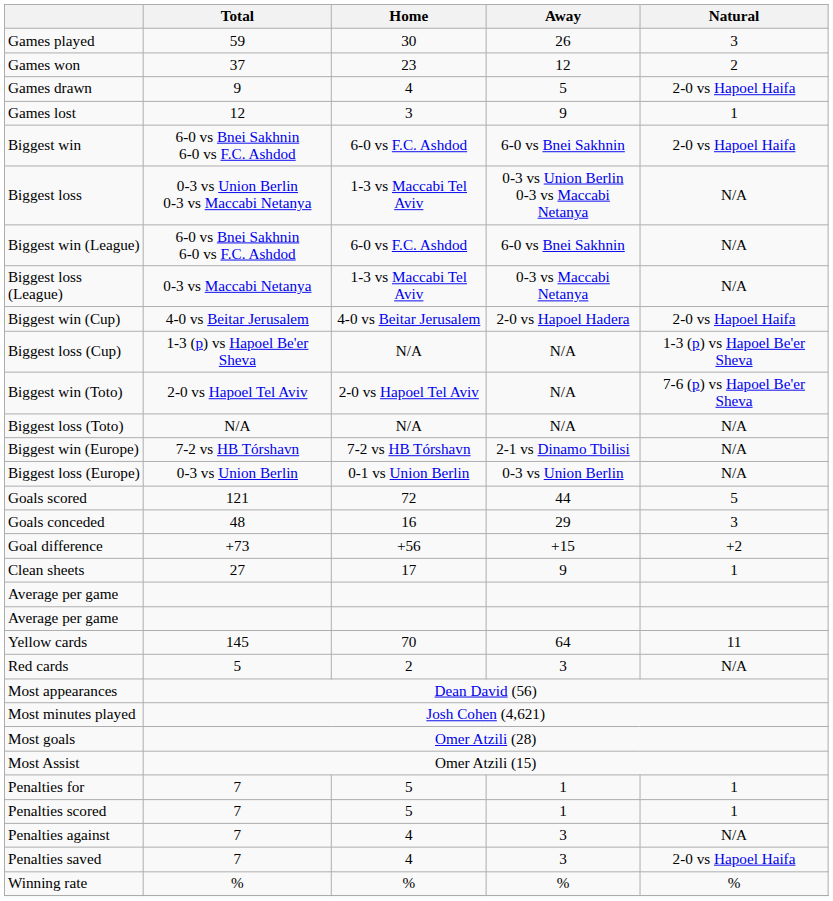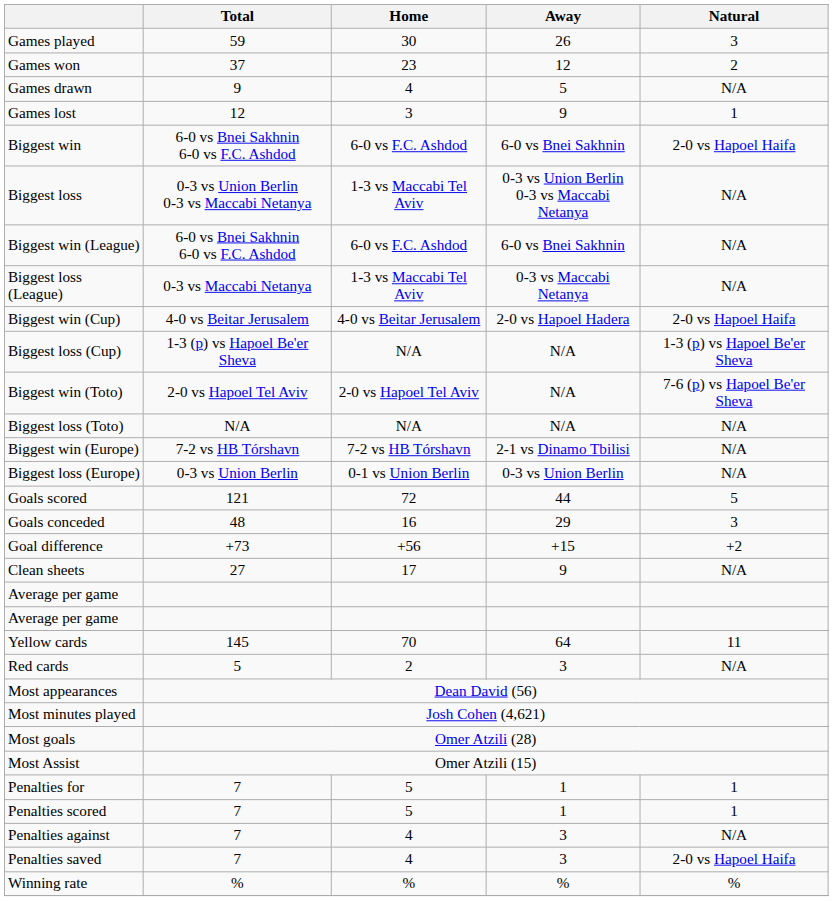(734, 88) 2-0 vs Hapoel Haifa -> (734, 88) N/A
(734, 570) 1 -> (734, 570) N/A
